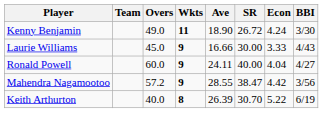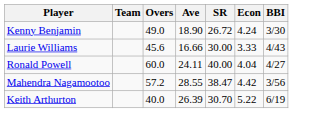- column: (191, 13)
(155, 47) 45.0 -> (155, 47) 45.6
